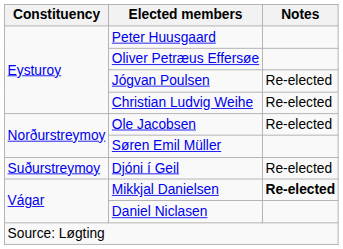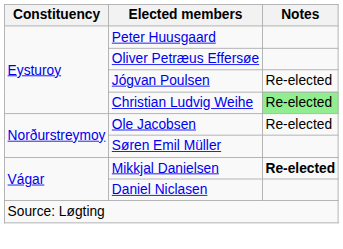(299, 102) no background -> (299, 102) lightgreen background
- row: (145, 168)
